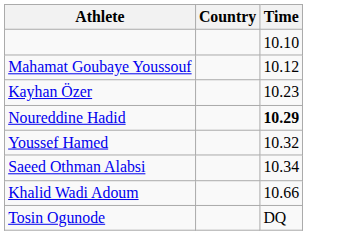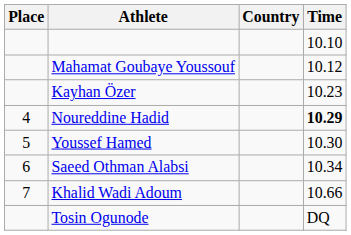+ column: (26, 17)
(281, 142) 10.32 -> (325, 142) 10.30
